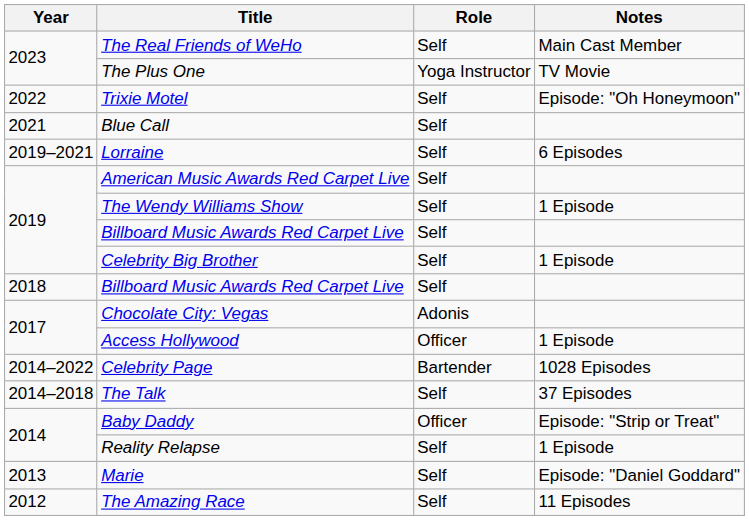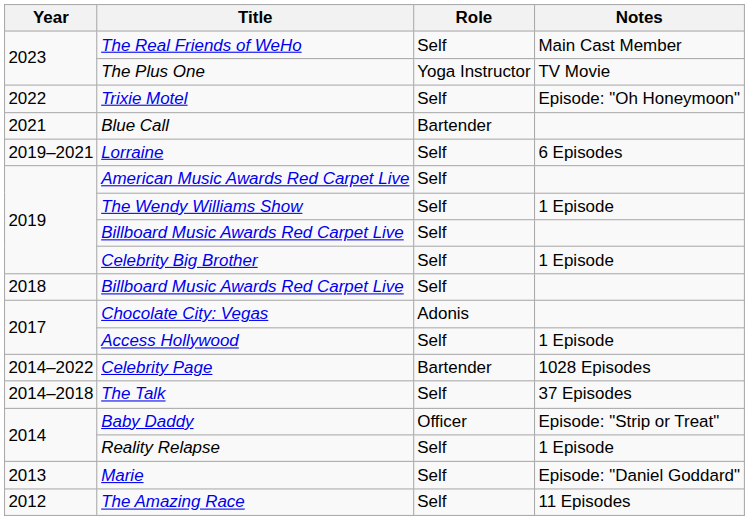(432, 125) Self -> (454, 125) Bartender
(442, 340) Officer -> (432, 340) Self
